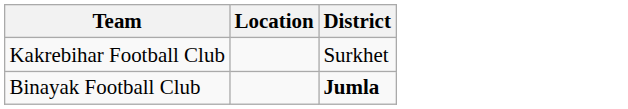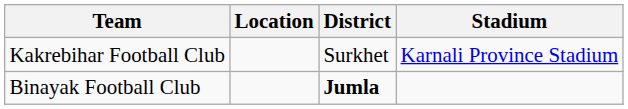+ column: (509, 21)
